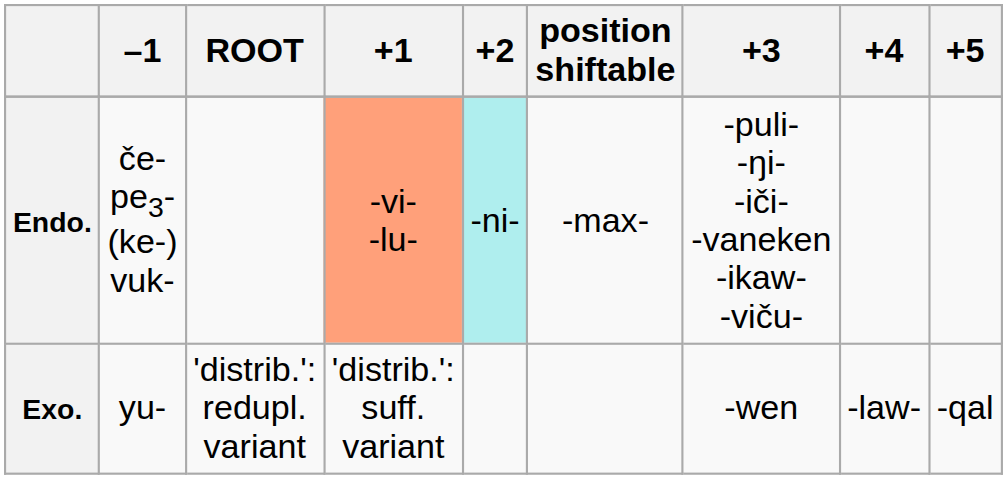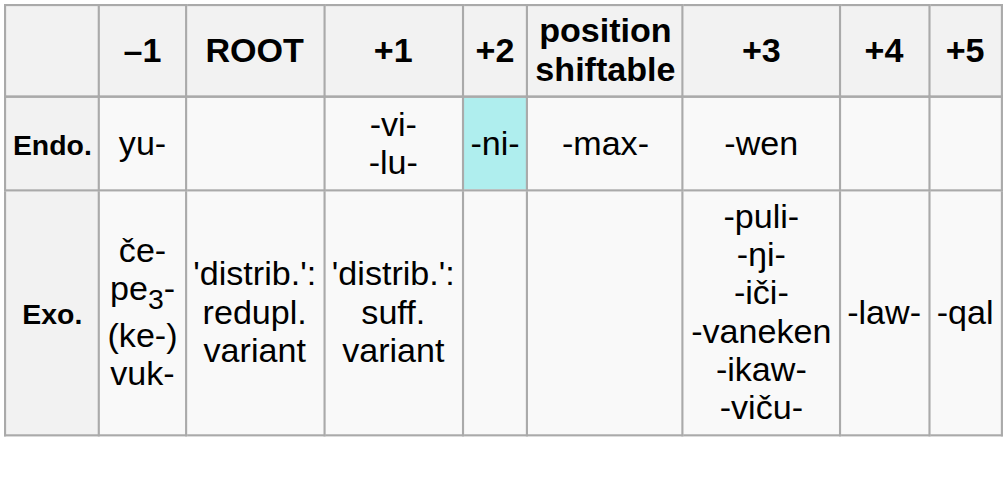(143, 219) če- pe3- (ke-) vuk- -> (143, 143) yu-
(393, 219) lightsalmon background -> (393, 143) no background
(761, 219) -puli- -ŋi- -iči- -vaneken -ikaw- -viču- -> (761, 143) -wen
(143, 408) yu- -> (143, 312) če- pe3- (ke-) vuk-
(761, 408) -wen -> (761, 312) -puli- -ŋi- -iči- -vaneken -ikaw- -viču-
